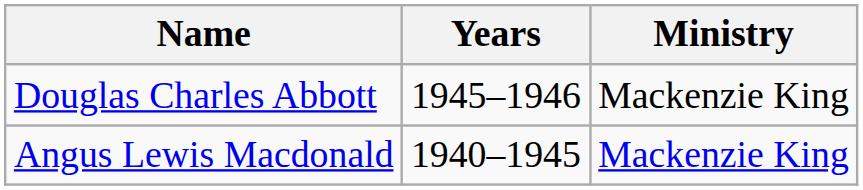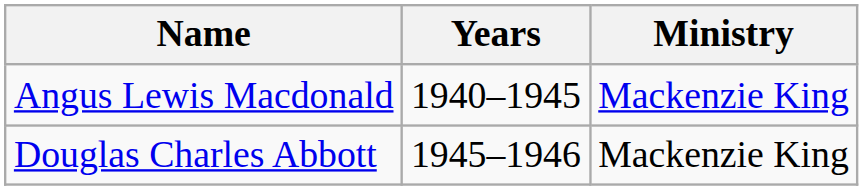rows swapped: (204, 154) <-> (195, 94)
